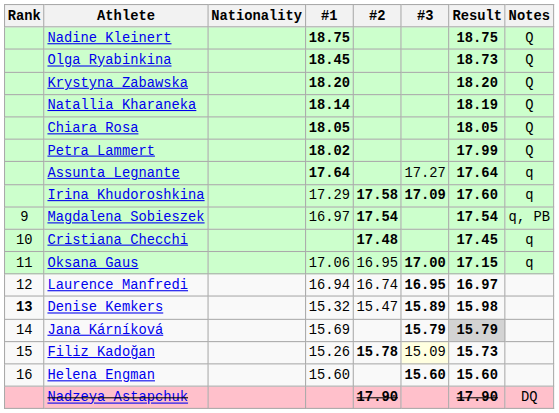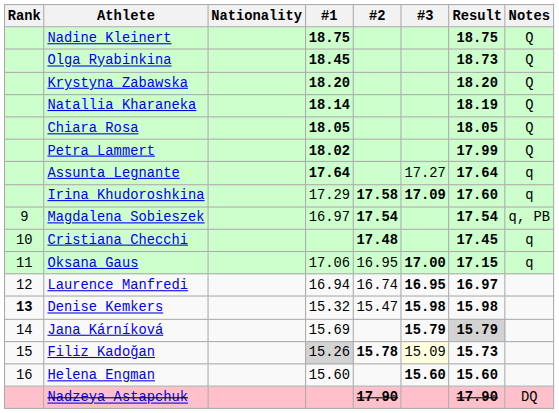(425, 308) 15.89 -> (425, 308) 15.98
(329, 353) no background -> (329, 353) lightgrey background
